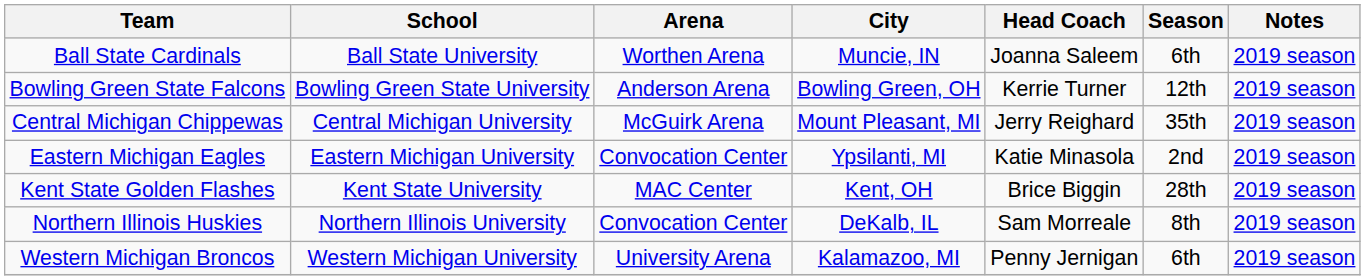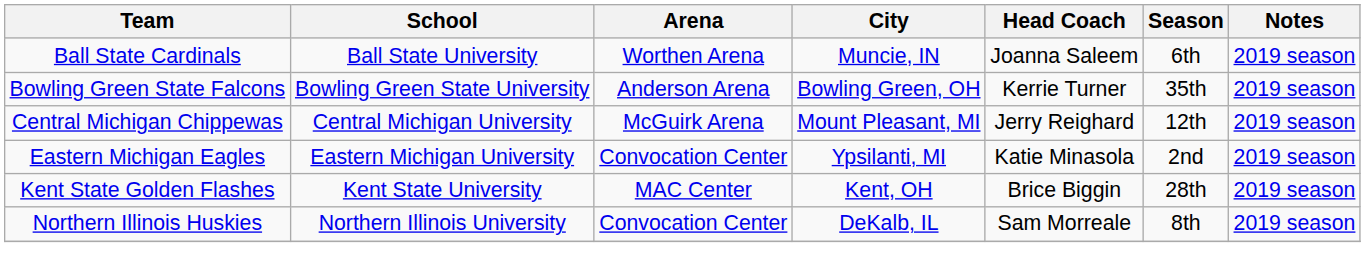(1186, 88) 12th -> (1186, 88) 35th
(1186, 122) 35th -> (1186, 122) 12th
- row: (147, 257)
